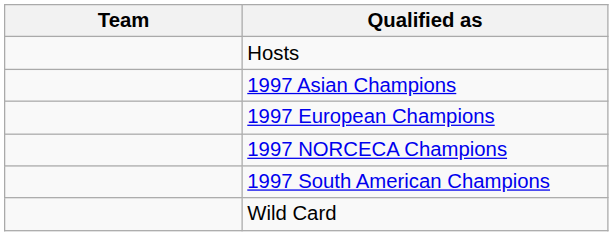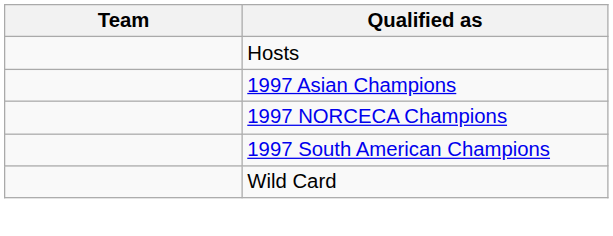- row: (371, 117)
